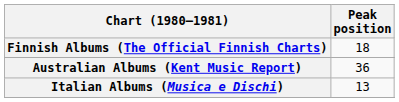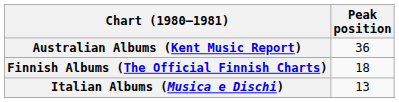rows swapped: (167, 68) <-> (167, 48)
